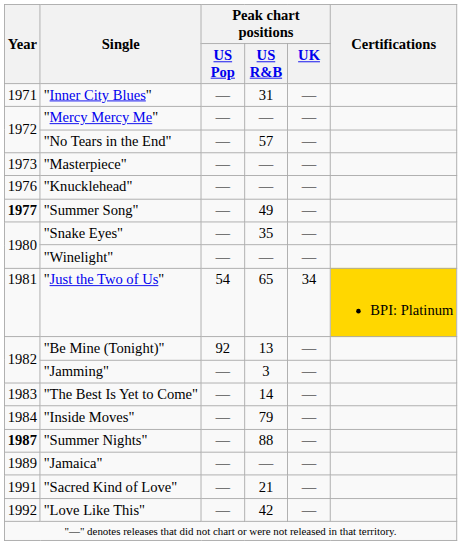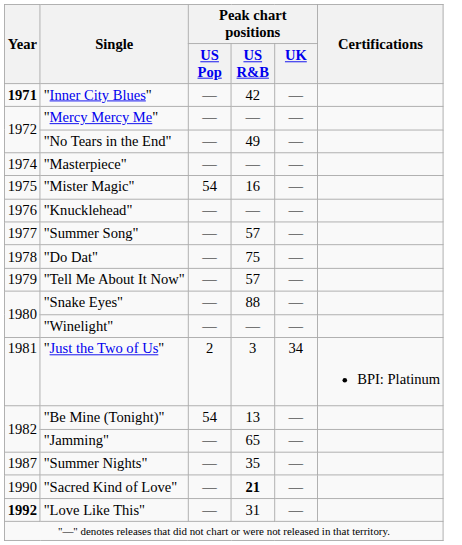(22, 94) normal -> (22, 94) bold
(266, 94) 31 -> (253, 94) 42
(266, 141) 57 -> (253, 141) 49
(22, 164) 1973 -> (22, 164) 1974
+ row: (89, 187)
(22, 210) bold -> (22, 233) normal
(266, 210) 49 -> (253, 233) 57
+ row: (71, 256)
+ row: (114, 279)
(266, 233) 35 -> (253, 302) 88
(223, 279) 54 -> (210, 348) 2
(266, 279) 65 -> (253, 348) 3
(394, 311) gold background -> (380, 380) no background
(223, 348) 92 -> (210, 417) 54
(266, 371) 3 -> (253, 440) 65
- row: (121, 394)
- row: (89, 417)
(22, 440) bold -> (22, 463) normal
(266, 440) 88 -> (253, 463) 35
- row: (73, 463)
(22, 486) 1991 -> (22, 486) 1990
(266, 486) normal -> (253, 486) bold
(22, 509) normal -> (22, 509) bold
(266, 509) 42 -> (253, 509) 31
